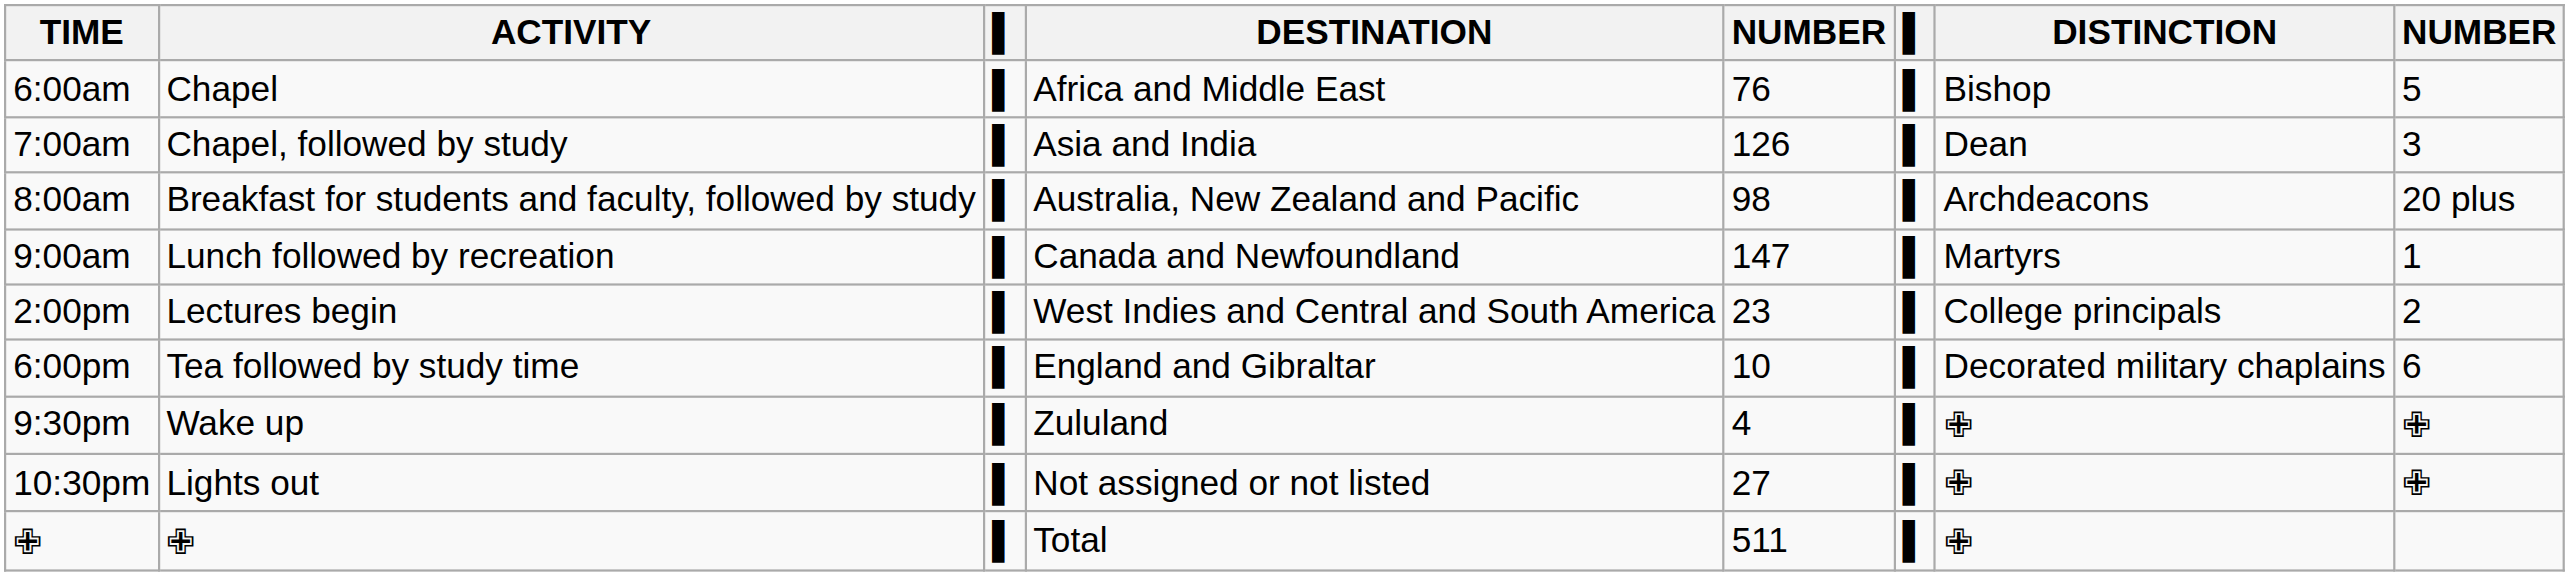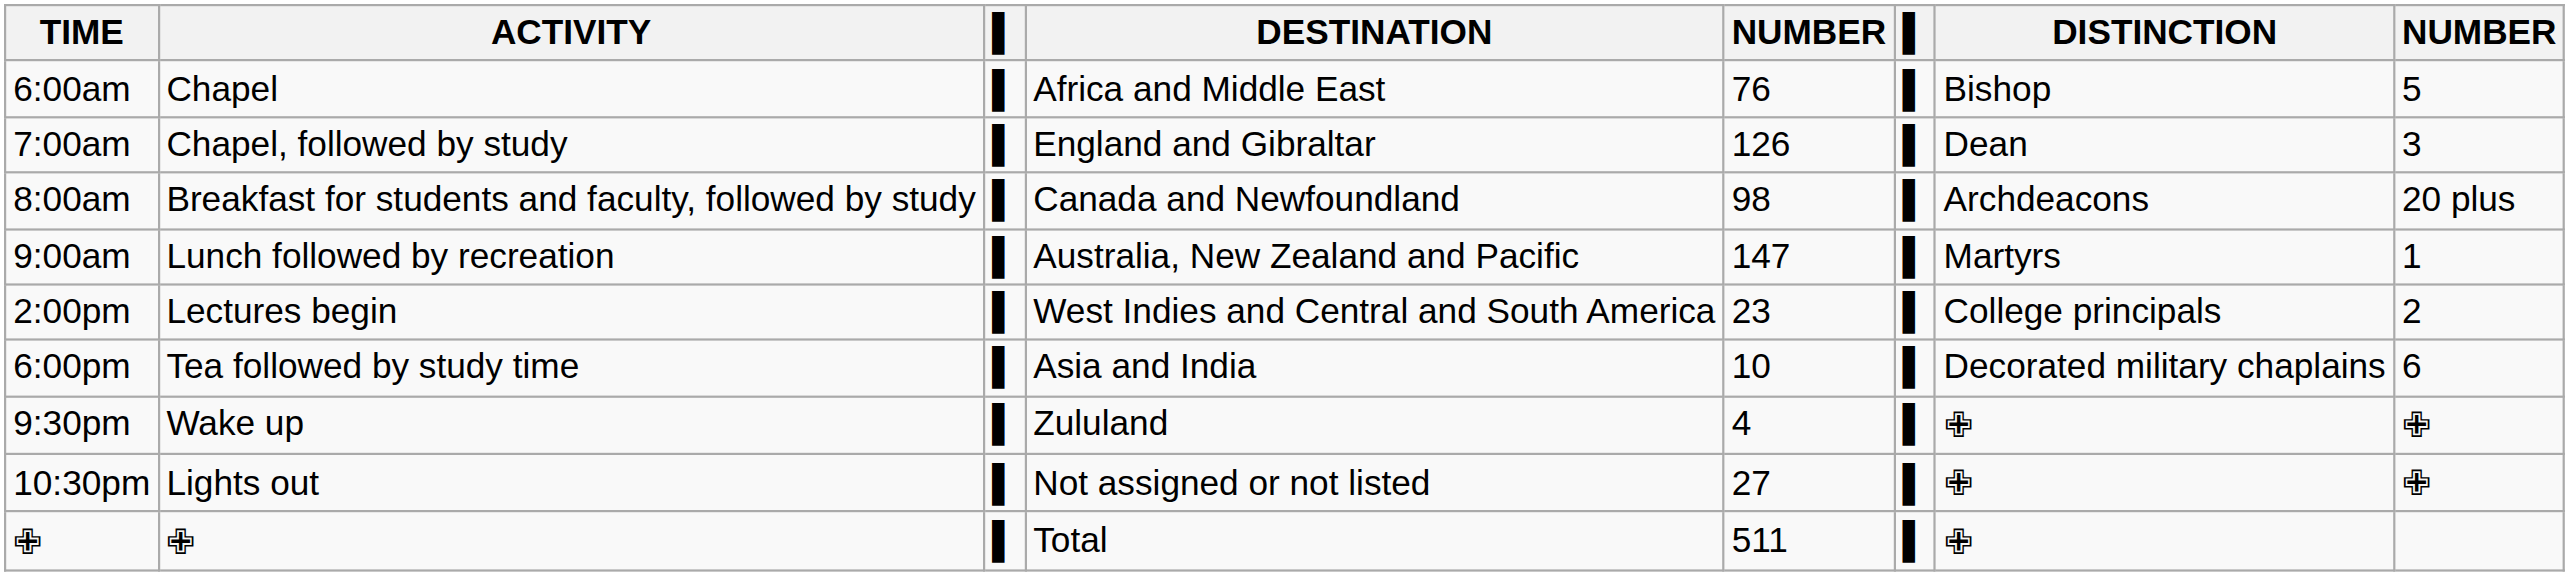(1145, 144) Asia and India -> (1204, 144) England and Gibraltar
(1306, 199) Australia, New Zealand and Pacific -> (1247, 199) Canada and Newfoundland
(1247, 255) Canada and Newfoundland -> (1306, 255) Australia, New Zealand and Pacific
(1204, 367) England and Gibraltar -> (1145, 367) Asia and India
